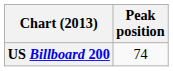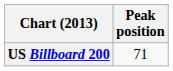(141, 54) 74 -> (141, 54) 71
